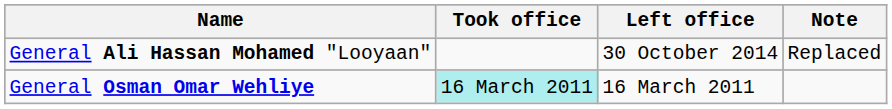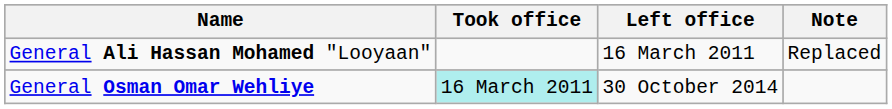(690, 54) 30 October 2014 -> (679, 54) 16 March 2011
(679, 87) 16 March 2011 -> (690, 87) 30 October 2014
